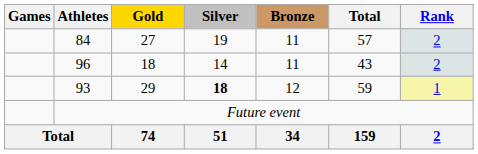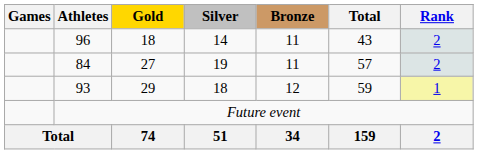rows swapped: (83, 64) <-> (83, 40)
(220, 88) bold -> (220, 88) normal
